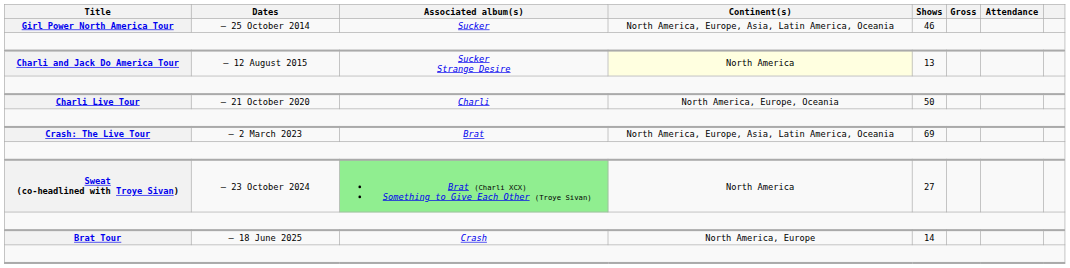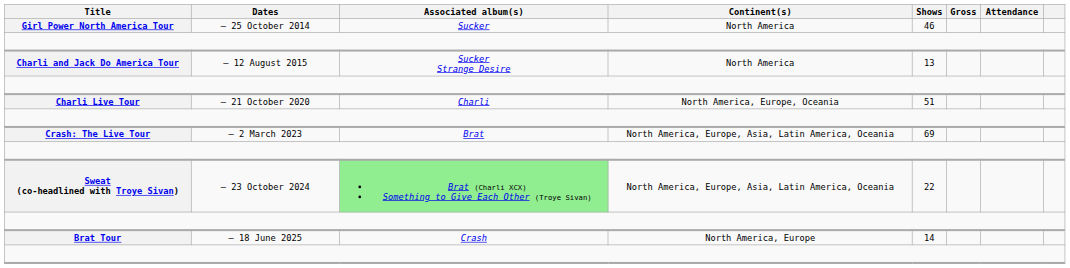(760, 26) North America, Europe, Asia, Latin America, Oceania -> (760, 26) North America
(760, 64) lightyellow background -> (760, 64) no background
(929, 102) 50 -> (929, 102) 51
(760, 186) North America -> (760, 186) North America, Europe, Asia, Latin America, Oceania
(929, 186) 27 -> (929, 186) 22
